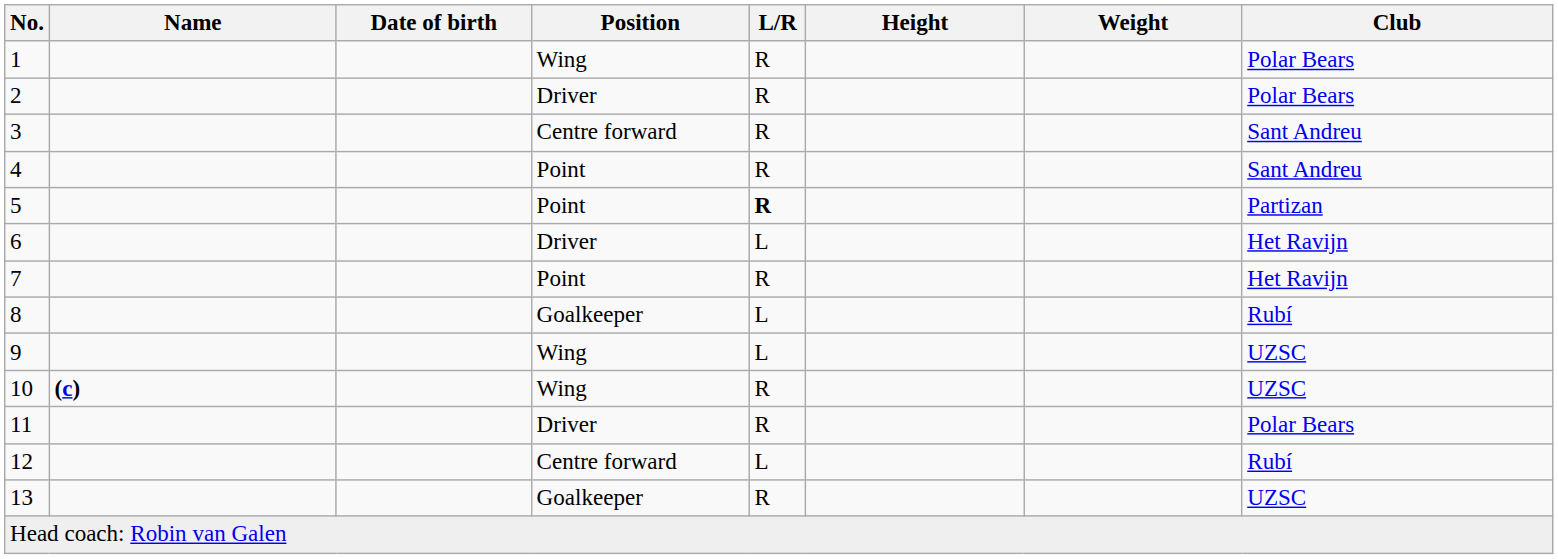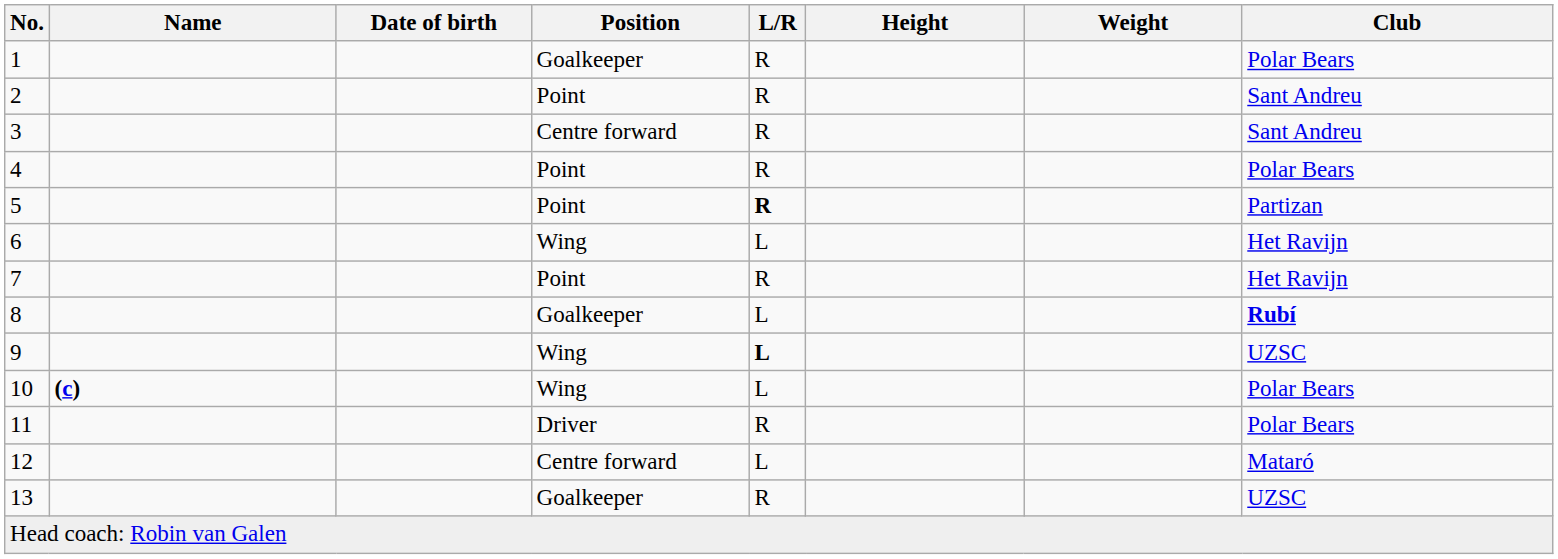(562, 59) Wing -> (590, 59) Goalkeeper
(567, 95) Driver -> (561, 95) Point
(1301, 95) Polar Bears -> (1305, 95) Sant Andreu
(1305, 168) Sant Andreu -> (1301, 168) Polar Bears
(567, 242) Driver -> (562, 242) Wing
(1270, 315) normal -> (1272, 315) bold
(762, 351) normal -> (762, 351) bold
(762, 388) R -> (762, 388) L
(1277, 388) UZSC -> (1301, 388) Polar Bears
(1270, 461) Rubí -> (1281, 461) Mataró
